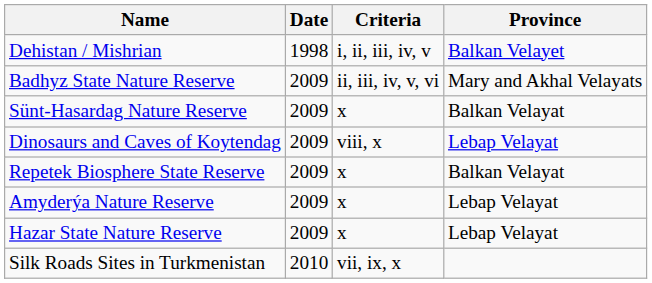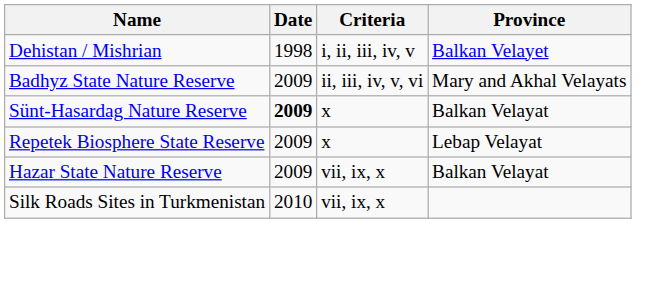(309, 111) normal -> (293, 111) bold
- row: (145, 141)
(506, 171) Balkan Velayat -> (487, 141) Lebap Velayat
- row: (111, 202)
(342, 232) x -> (353, 171) vii, ix, x
(503, 232) Lebap Velayat -> (490, 171) Balkan Velayat
